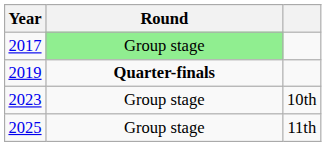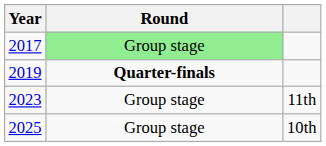(302, 100) 10th -> (302, 100) 11th
(302, 127) 11th -> (302, 127) 10th
